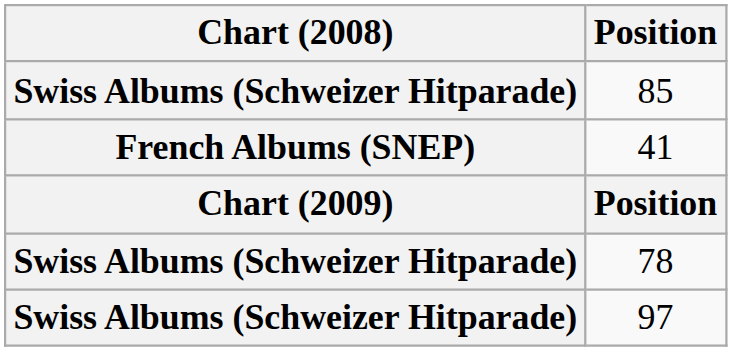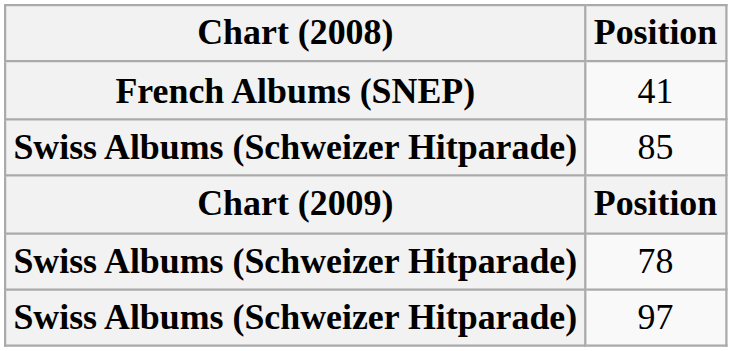rows swapped: (655, 146) <-> (655, 89)
